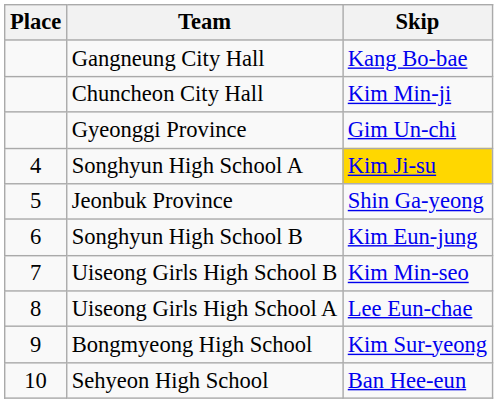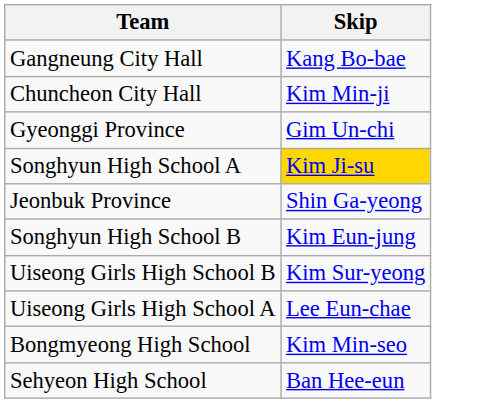- column: (36, 22)
(408, 272) Kim Min-seo -> (356, 272) Kim Sur-yeong
(417, 344) Kim Sur-yeong -> (346, 344) Kim Min-seo
